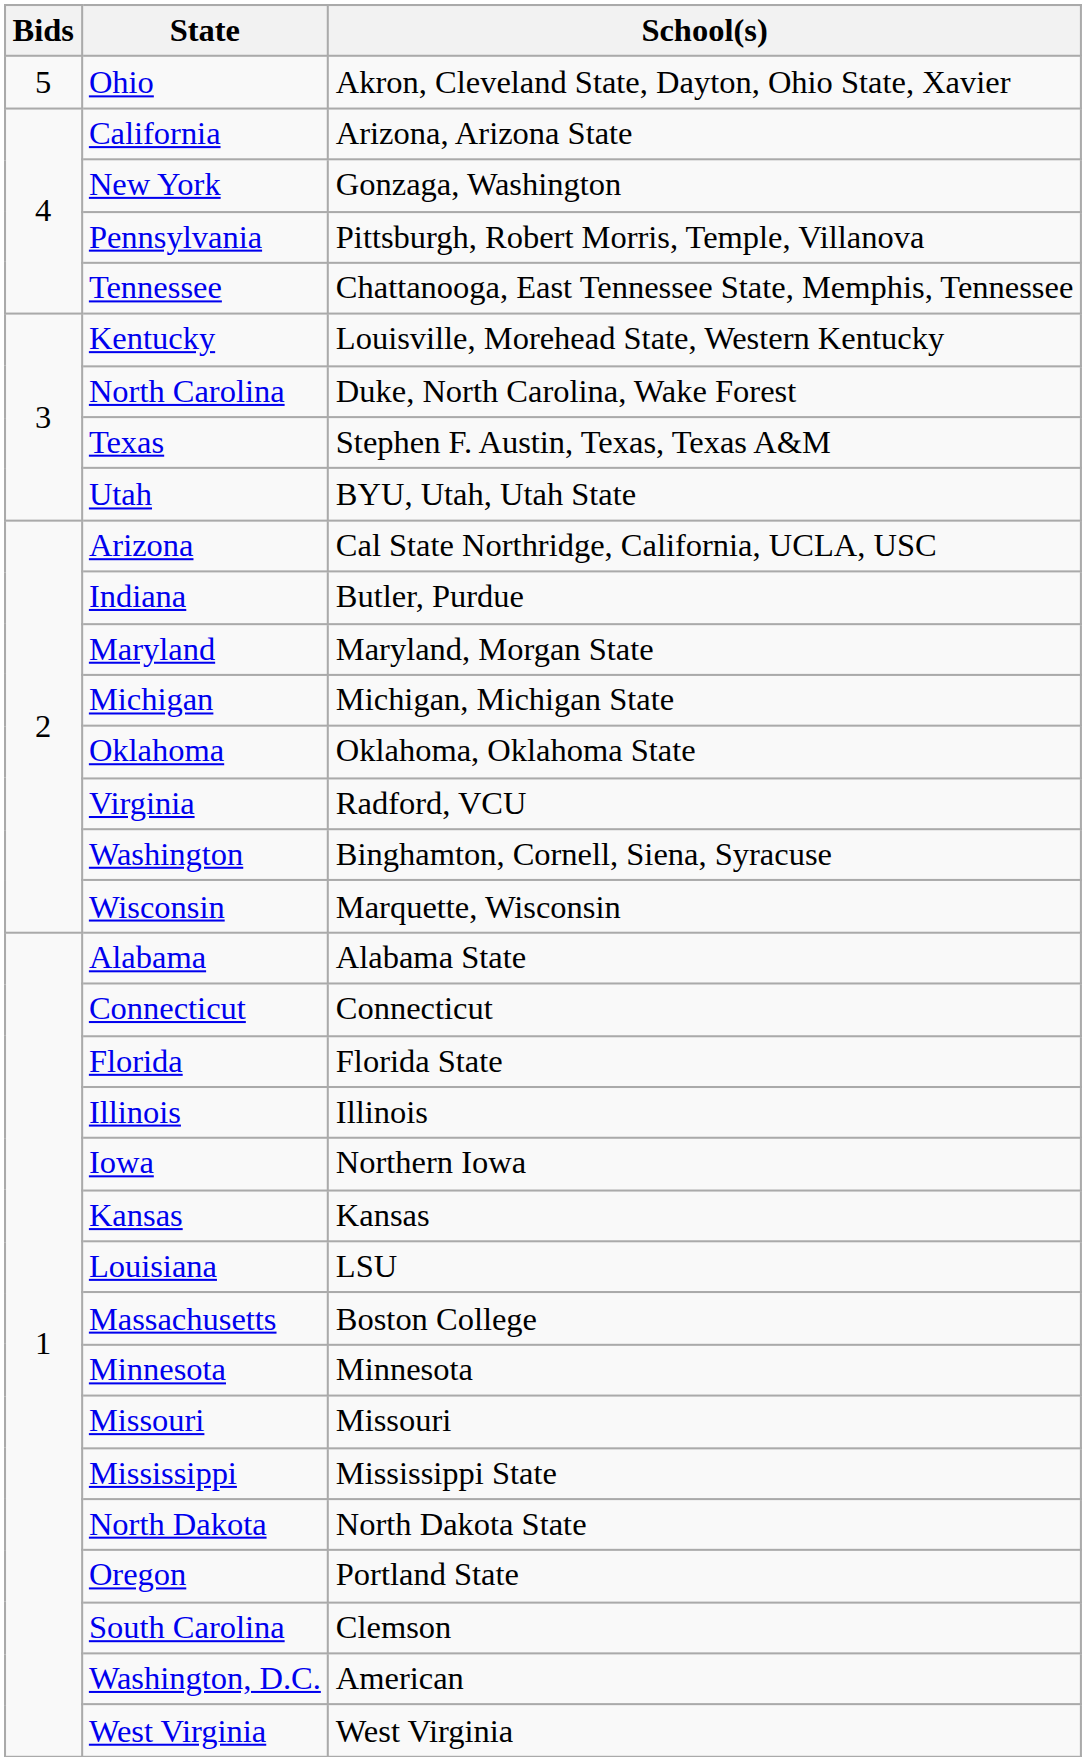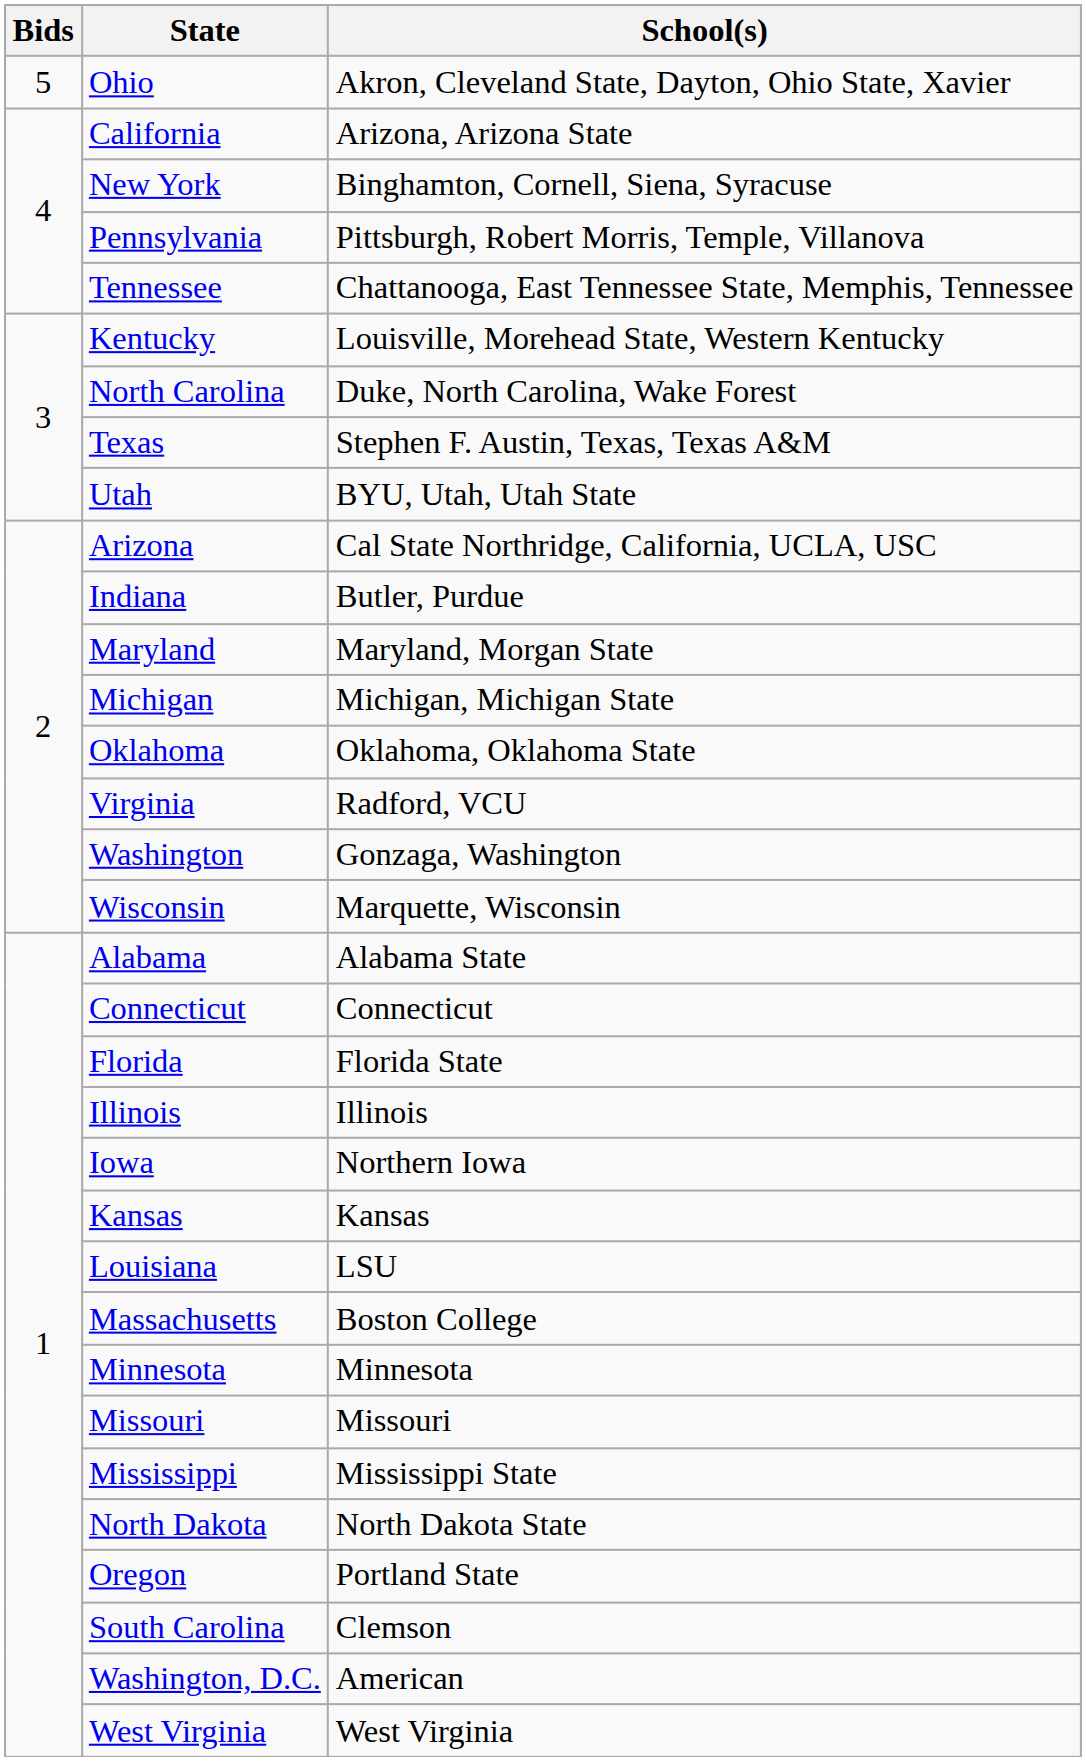(479, 184) Gonzaga, Washington -> (584, 184) Binghamton, Cornell, Siena, Syracuse
(584, 854) Binghamton, Cornell, Siena, Syracuse -> (479, 854) Gonzaga, Washington
